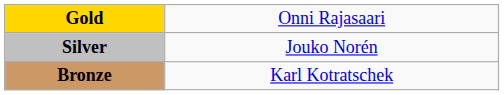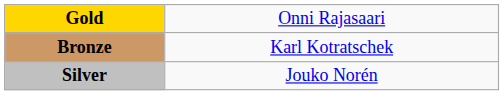rows swapped: (84, 47) <-> (84, 75)
